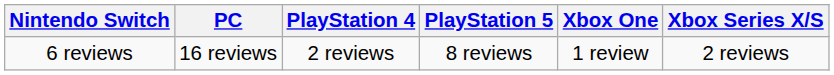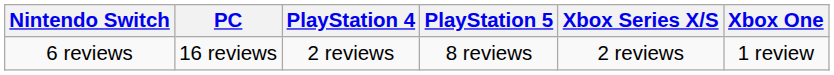columns swapped: (610, 20) <-> (746, 20)
